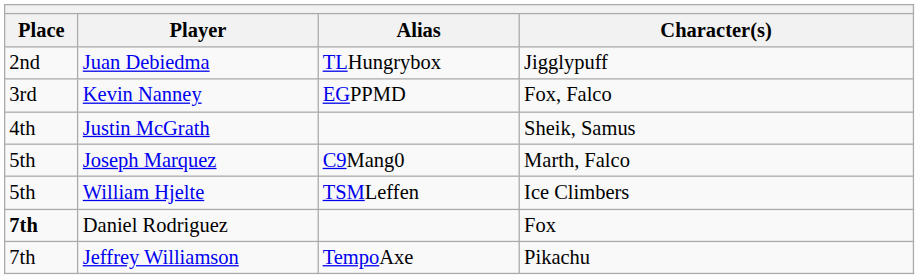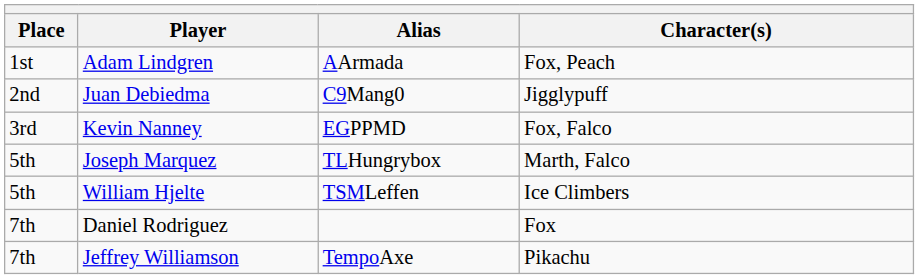+ row: (148, 62)
(382, 62) TLHungrybox -> (364, 95) C9Mang0
- row: (146, 127)
(364, 160) C9Mang0 -> (382, 160) TLHungrybox
(24, 225) bold -> (22, 225) normal
